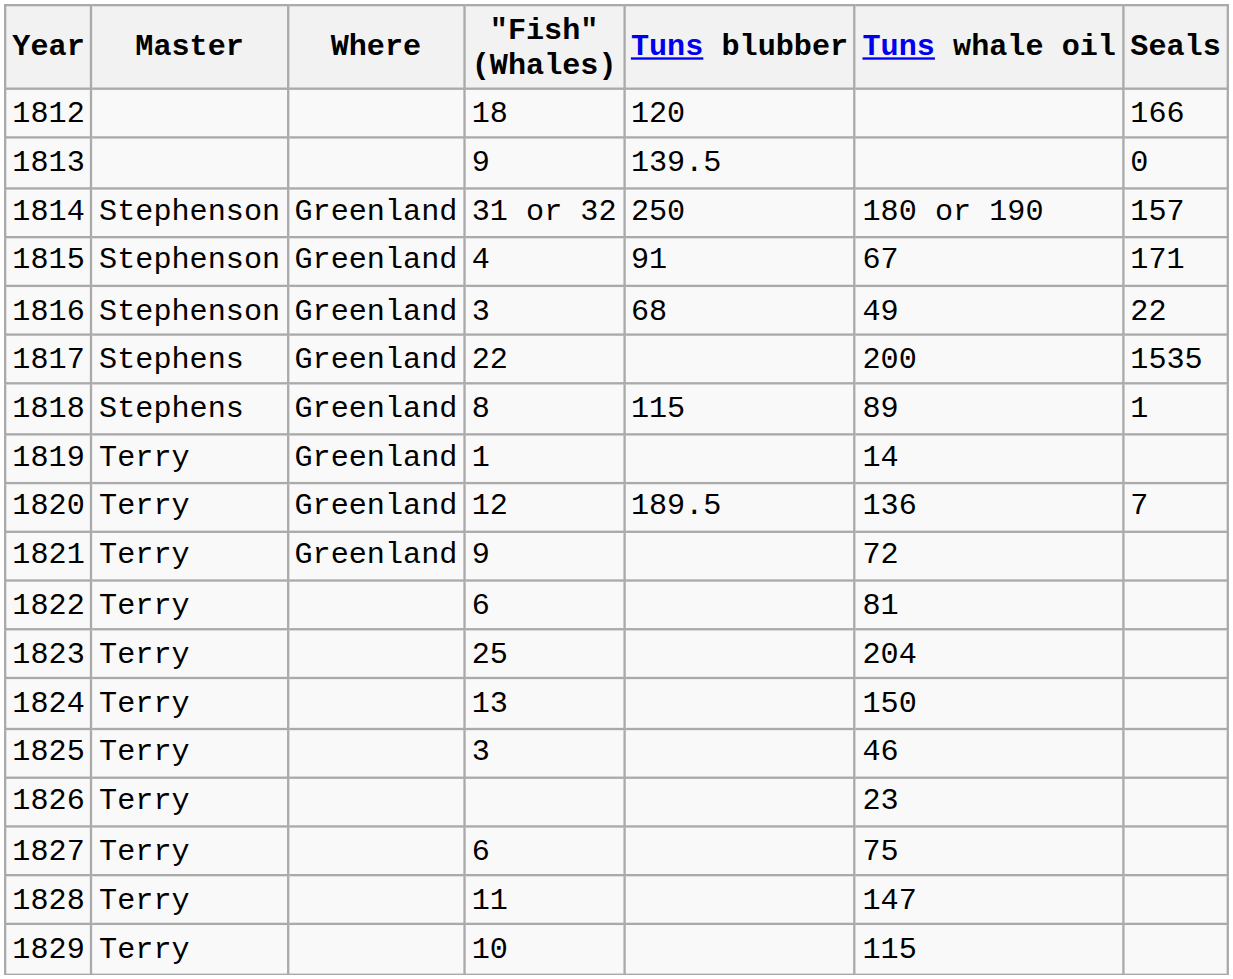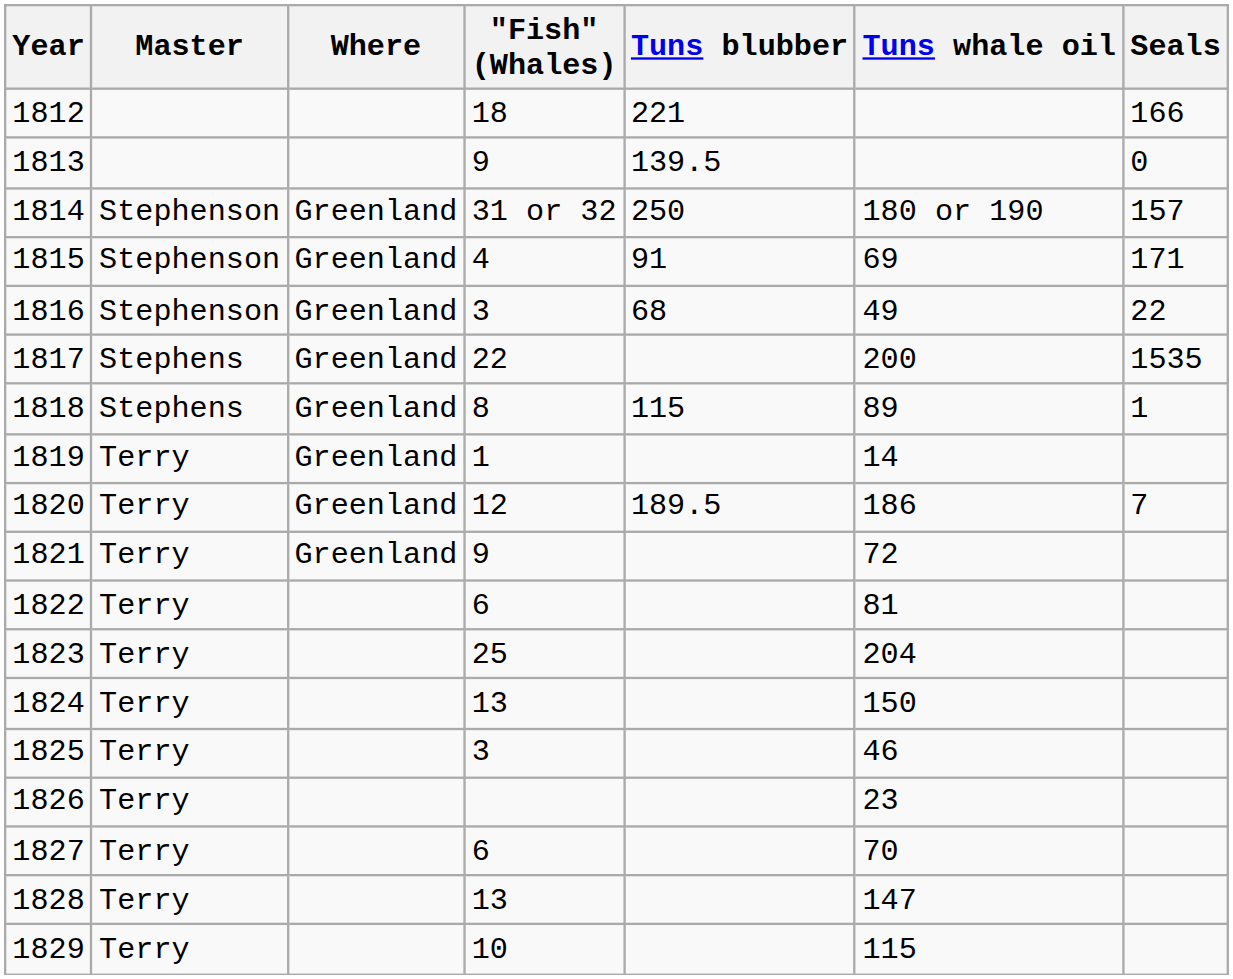(658, 114) 120 -> (658, 114) 221
(881, 261) 67 -> (881, 261) 69
(890, 507) 136 -> (890, 507) 186
(881, 851) 75 -> (881, 851) 70
(490, 900) 11 -> (490, 900) 13
